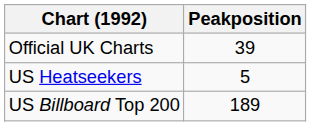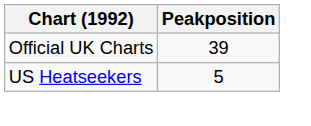- row: (94, 105)
